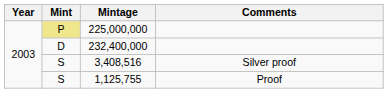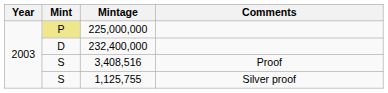(269, 63) Silver proof -> (269, 63) Proof
(269, 79) Proof -> (269, 79) Silver proof
